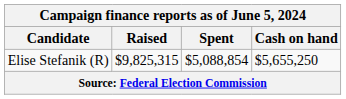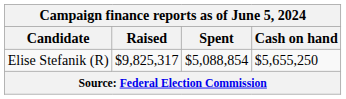(147, 60) $9,825,315 -> (147, 60) $9,825,317
